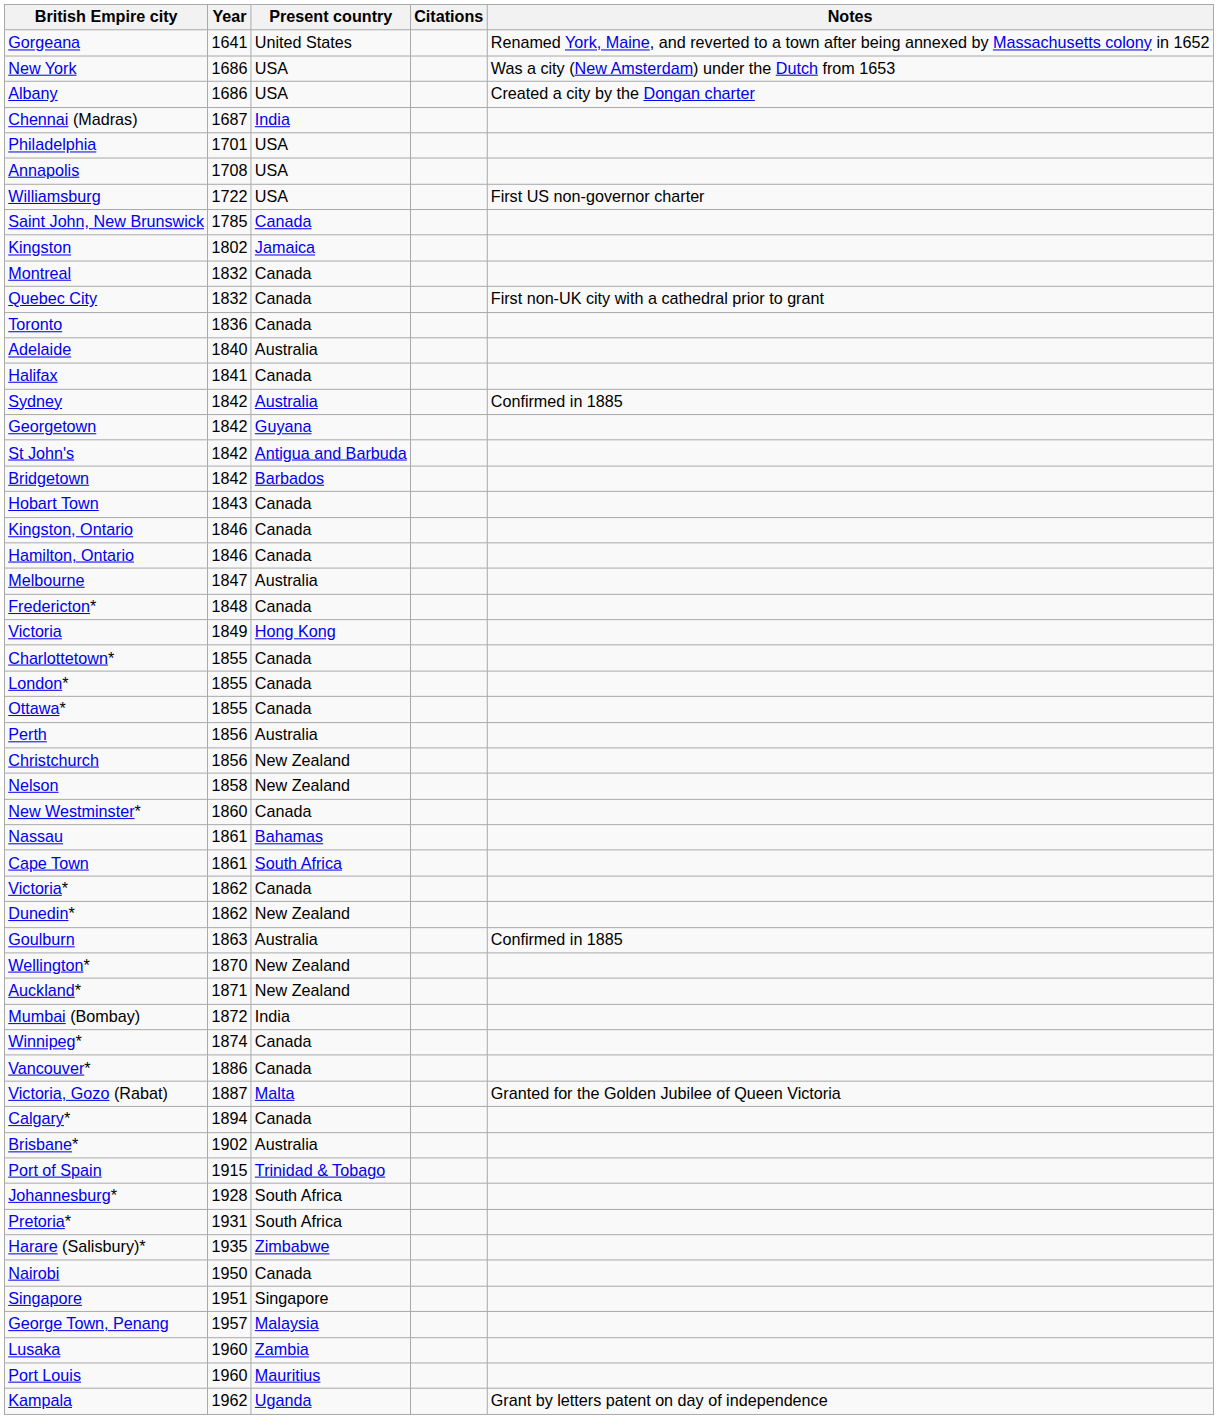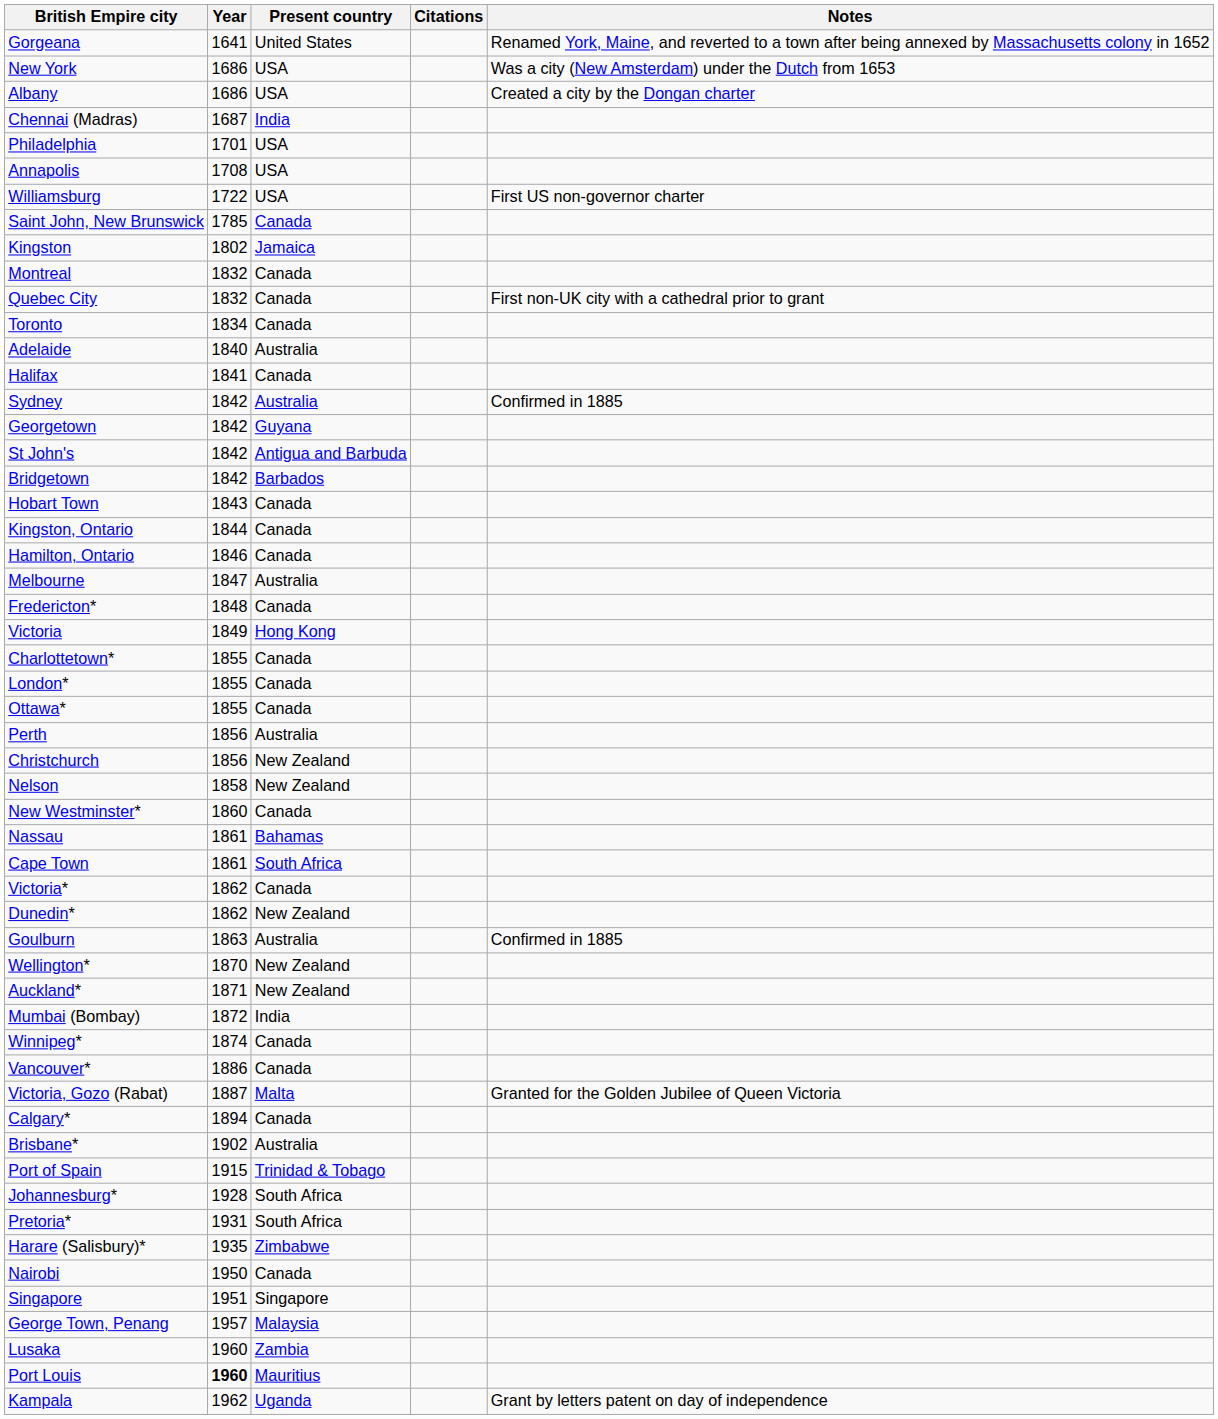(229, 324) 1836 -> (229, 324) 1834
(229, 529) 1846 -> (229, 529) 1844
(229, 1375) normal -> (229, 1375) bold
